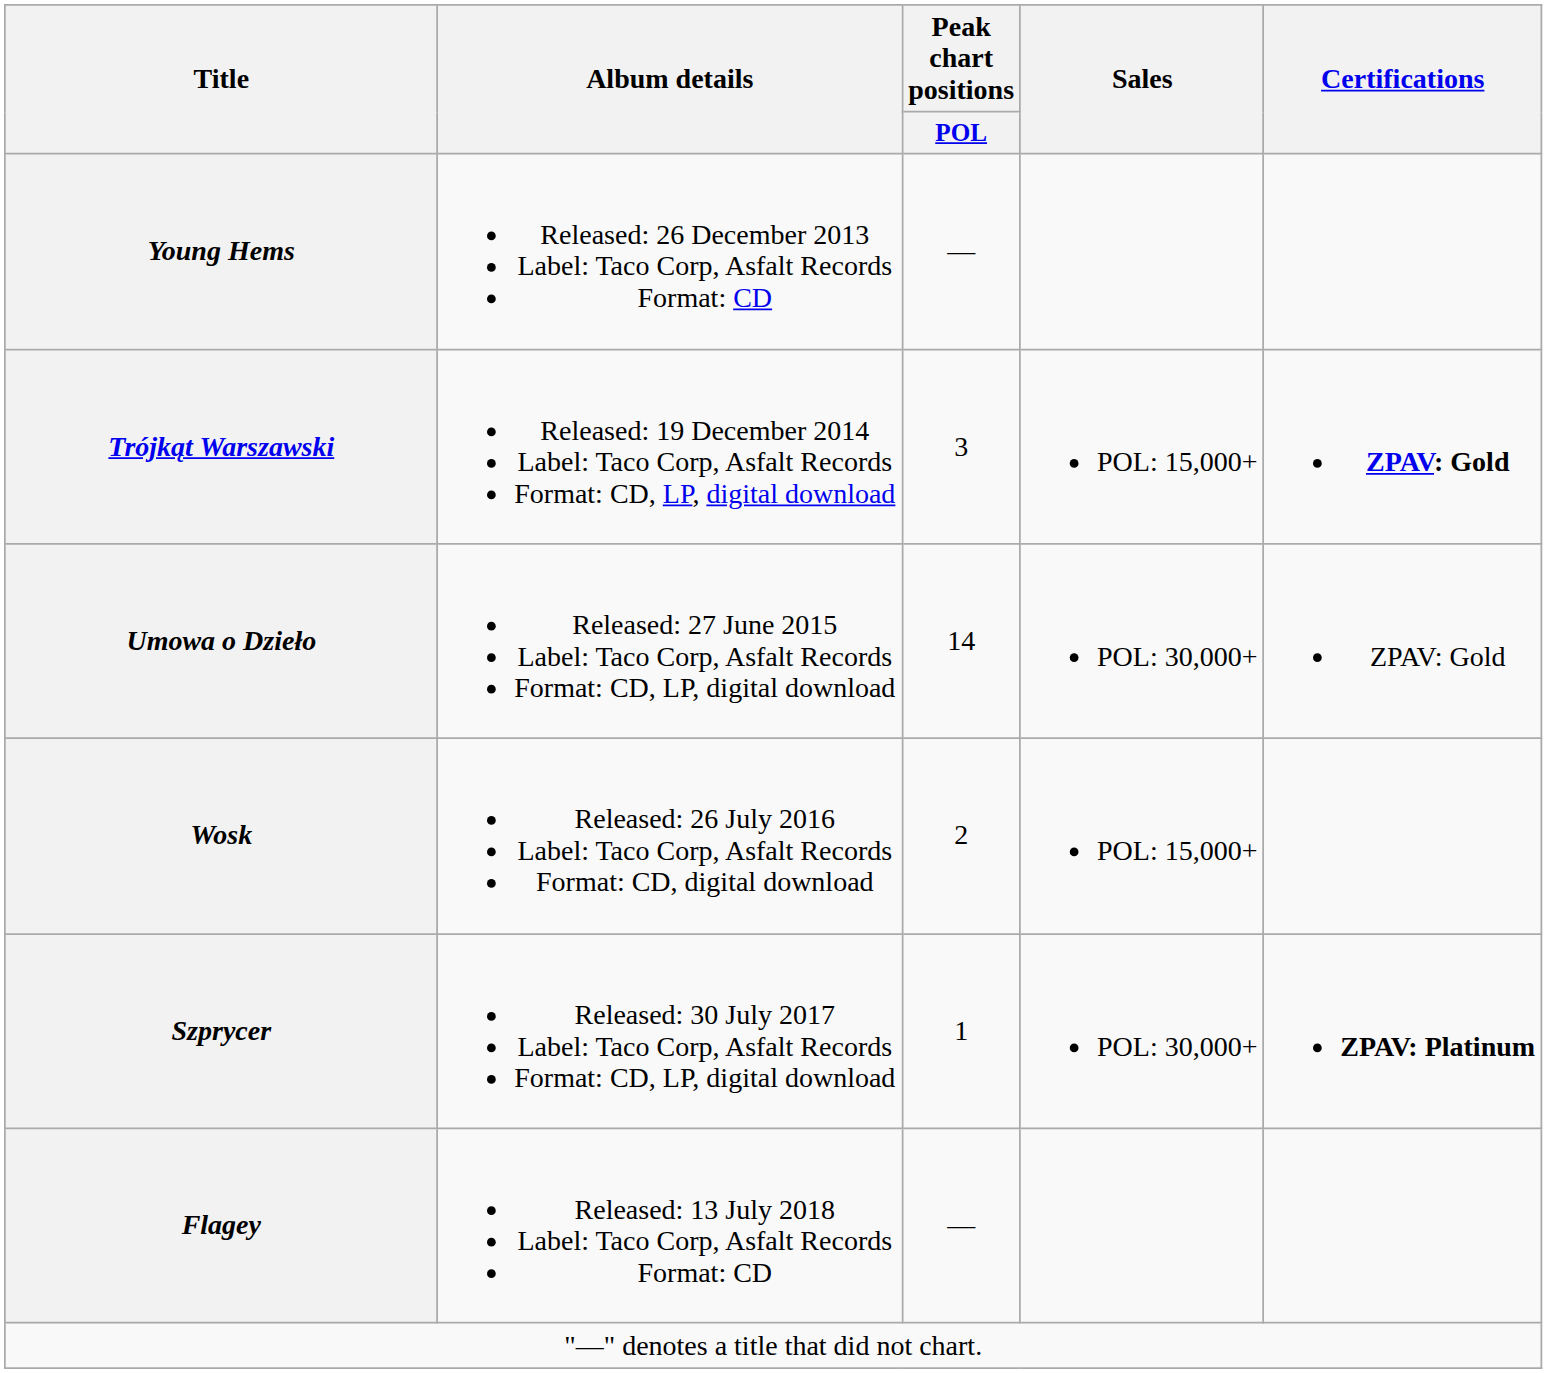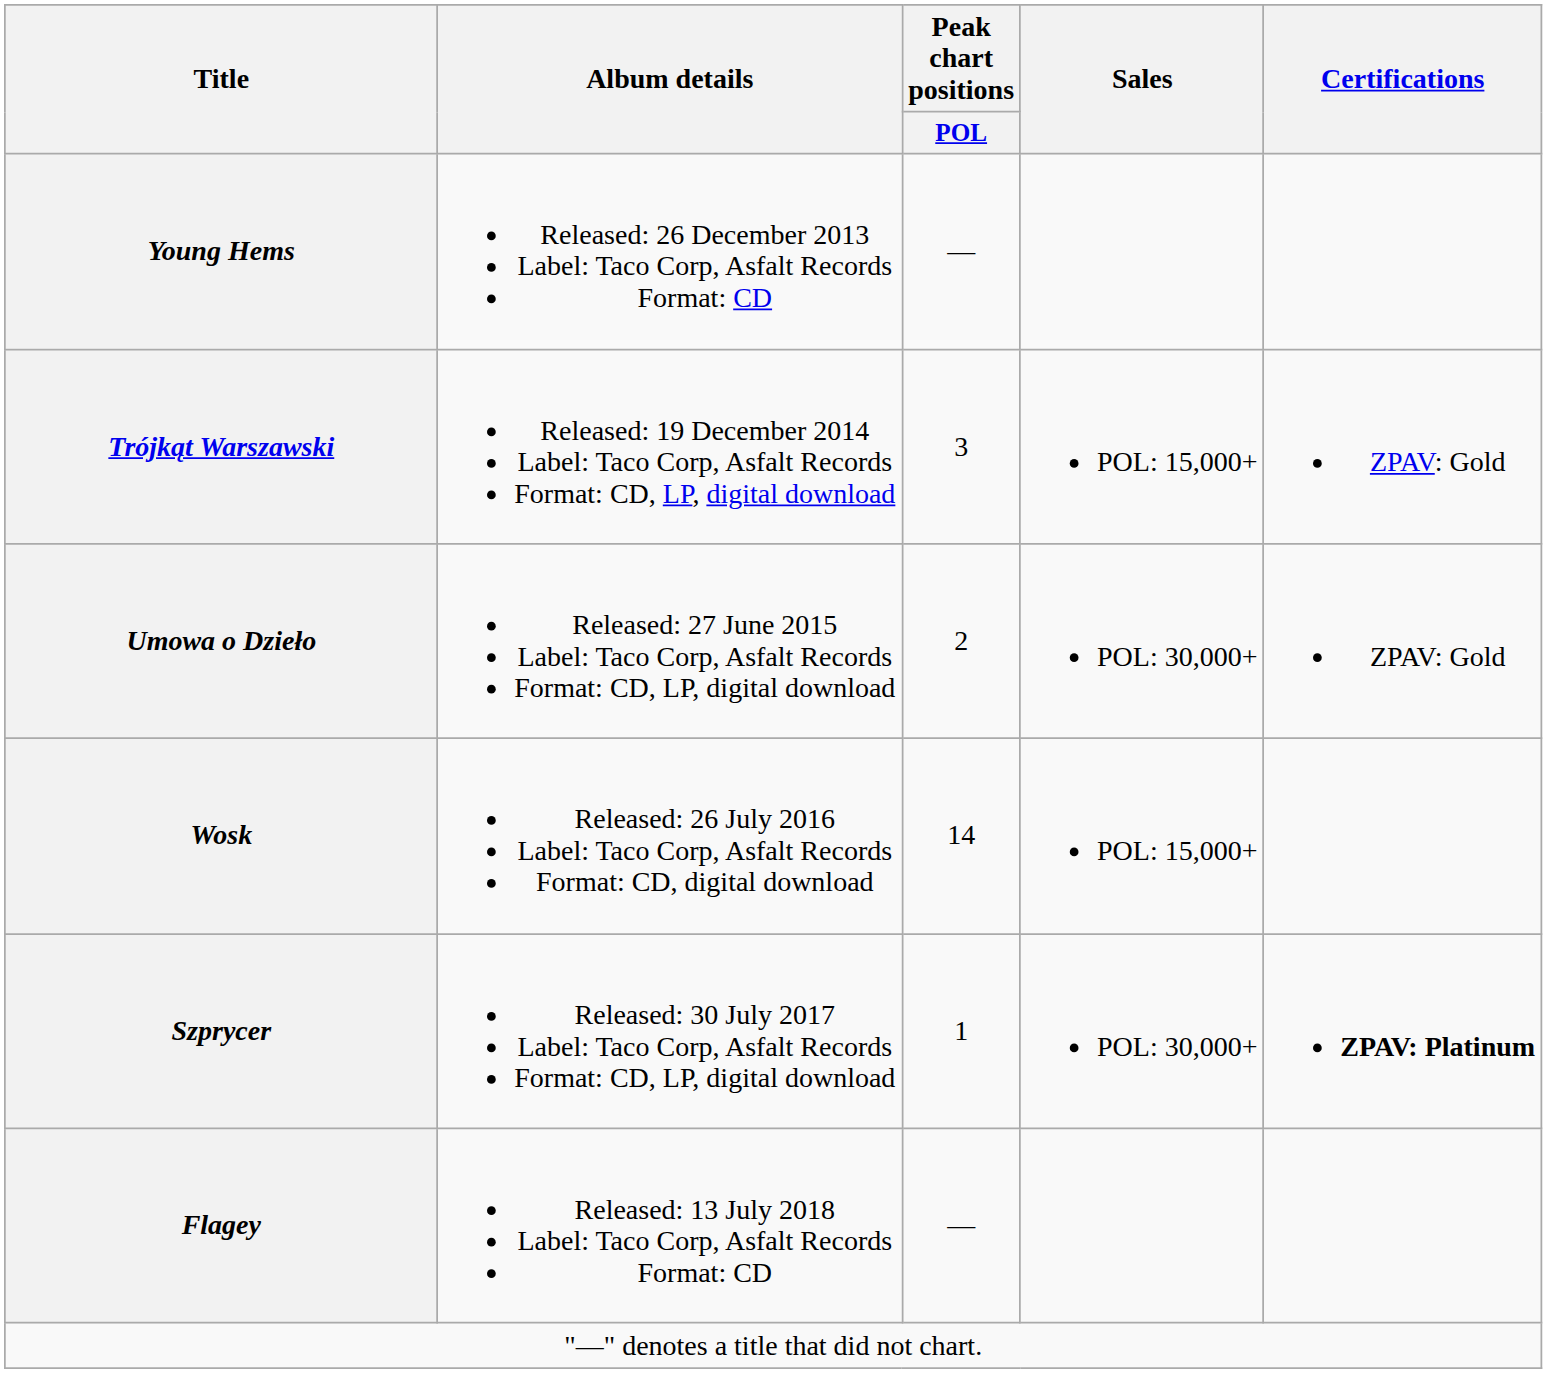(1403, 462) bold -> (1403, 462) normal
(961, 640) 14 -> (961, 640) 2
(961, 835) 2 -> (961, 835) 14
